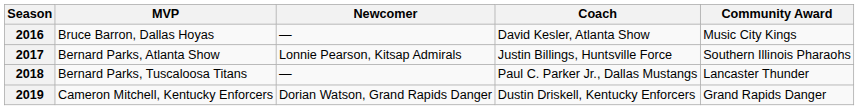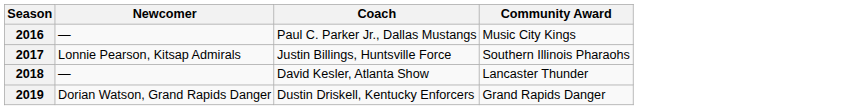- column: (166, 14)
(574, 34) David Kesler, Atlanta Show -> (377, 34) Paul C. Parker Jr., Dallas Mustangs
(598, 74) Paul C. Parker Jr., Dallas Mustangs -> (353, 74) David Kesler, Atlanta Show
